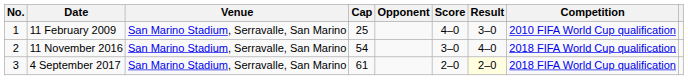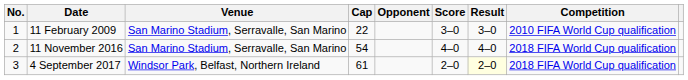(362, 30) 25 -> (362, 30) 22
(450, 30) 4–0 -> (450, 30) 3–0
(450, 48) 3–0 -> (450, 48) 4–0
(237, 65) San Marino Stadium, Serravalle, San Marino -> (224, 65) Windsor Park, Belfast, Northern Ireland
